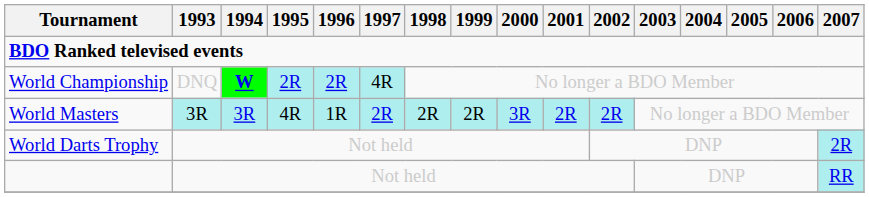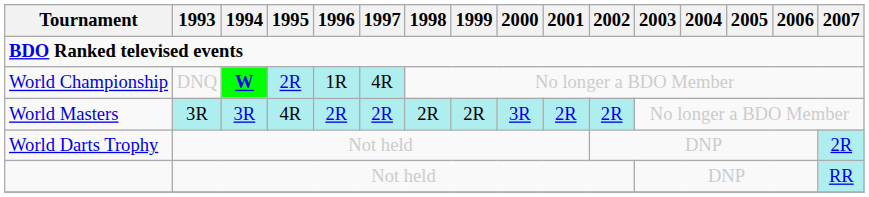(336, 82) 2R -> (336, 82) 1R
(336, 113) 1R -> (336, 113) 2R
